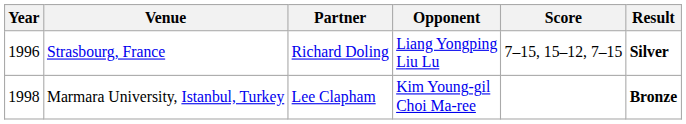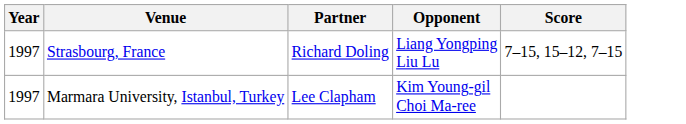- column: (653, 17)
(24, 52) 1996 -> (24, 52) 1997
(24, 97) 1998 -> (24, 97) 1997
